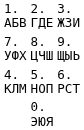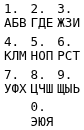rows swapped: (15, 81) <-> (15, 48)
